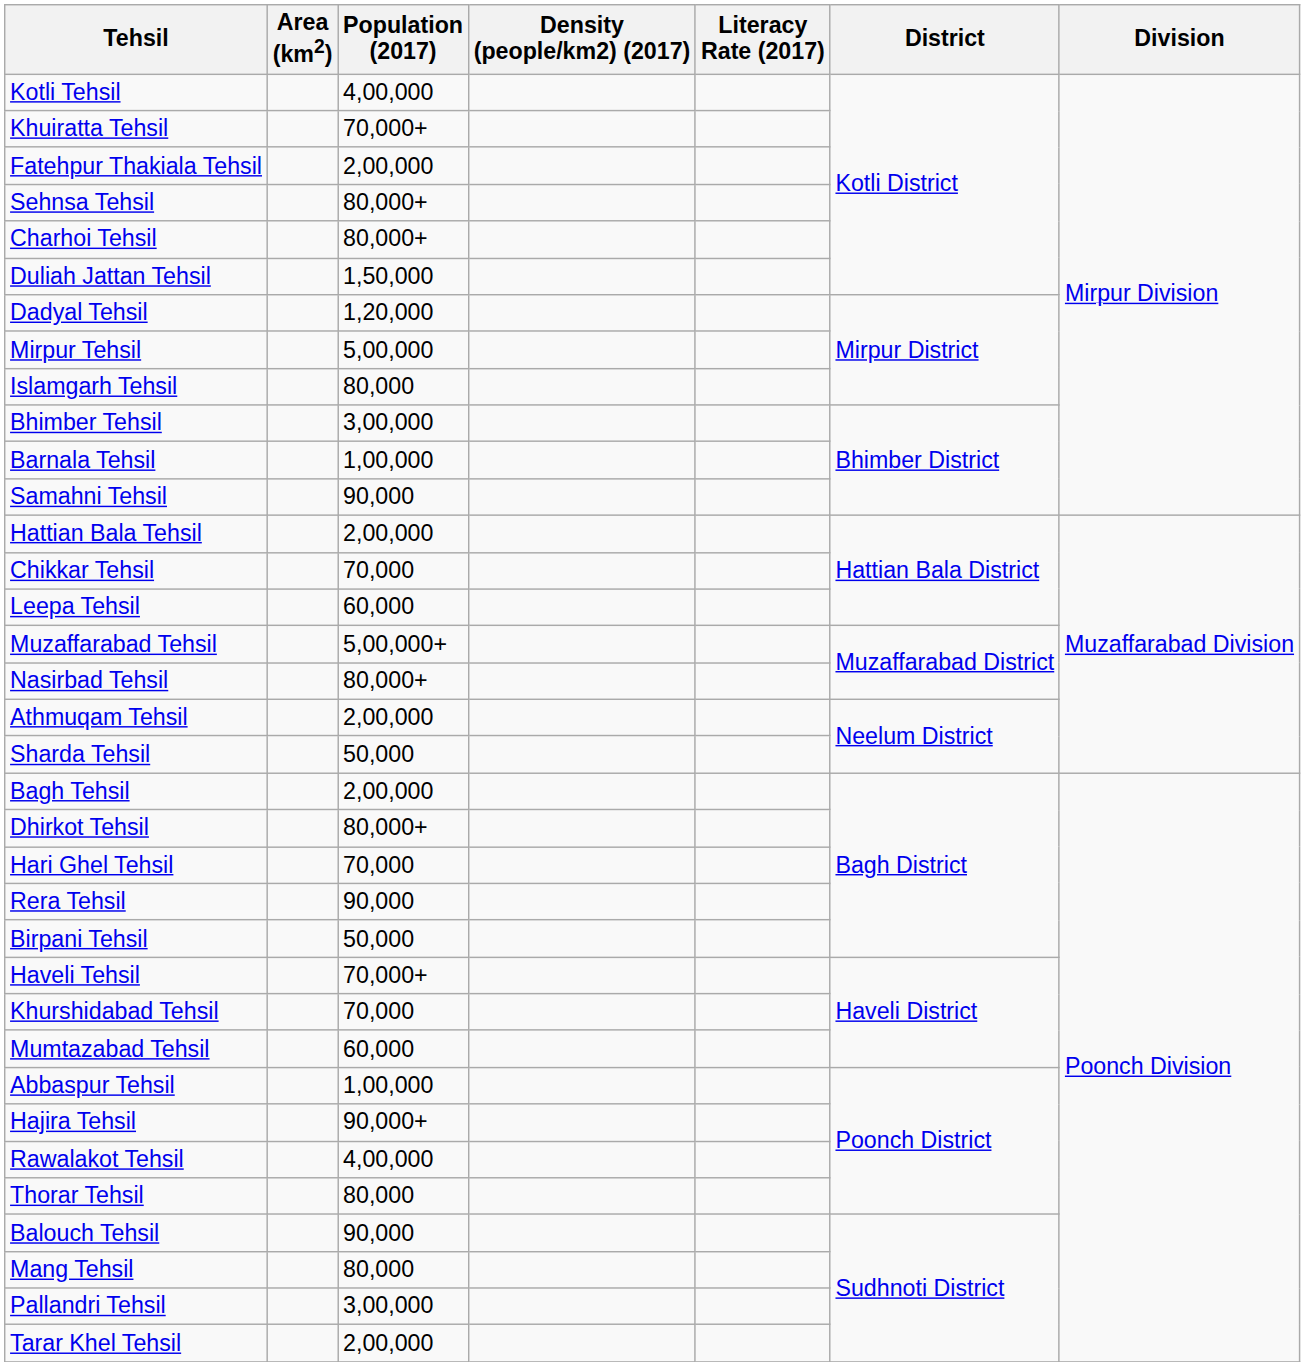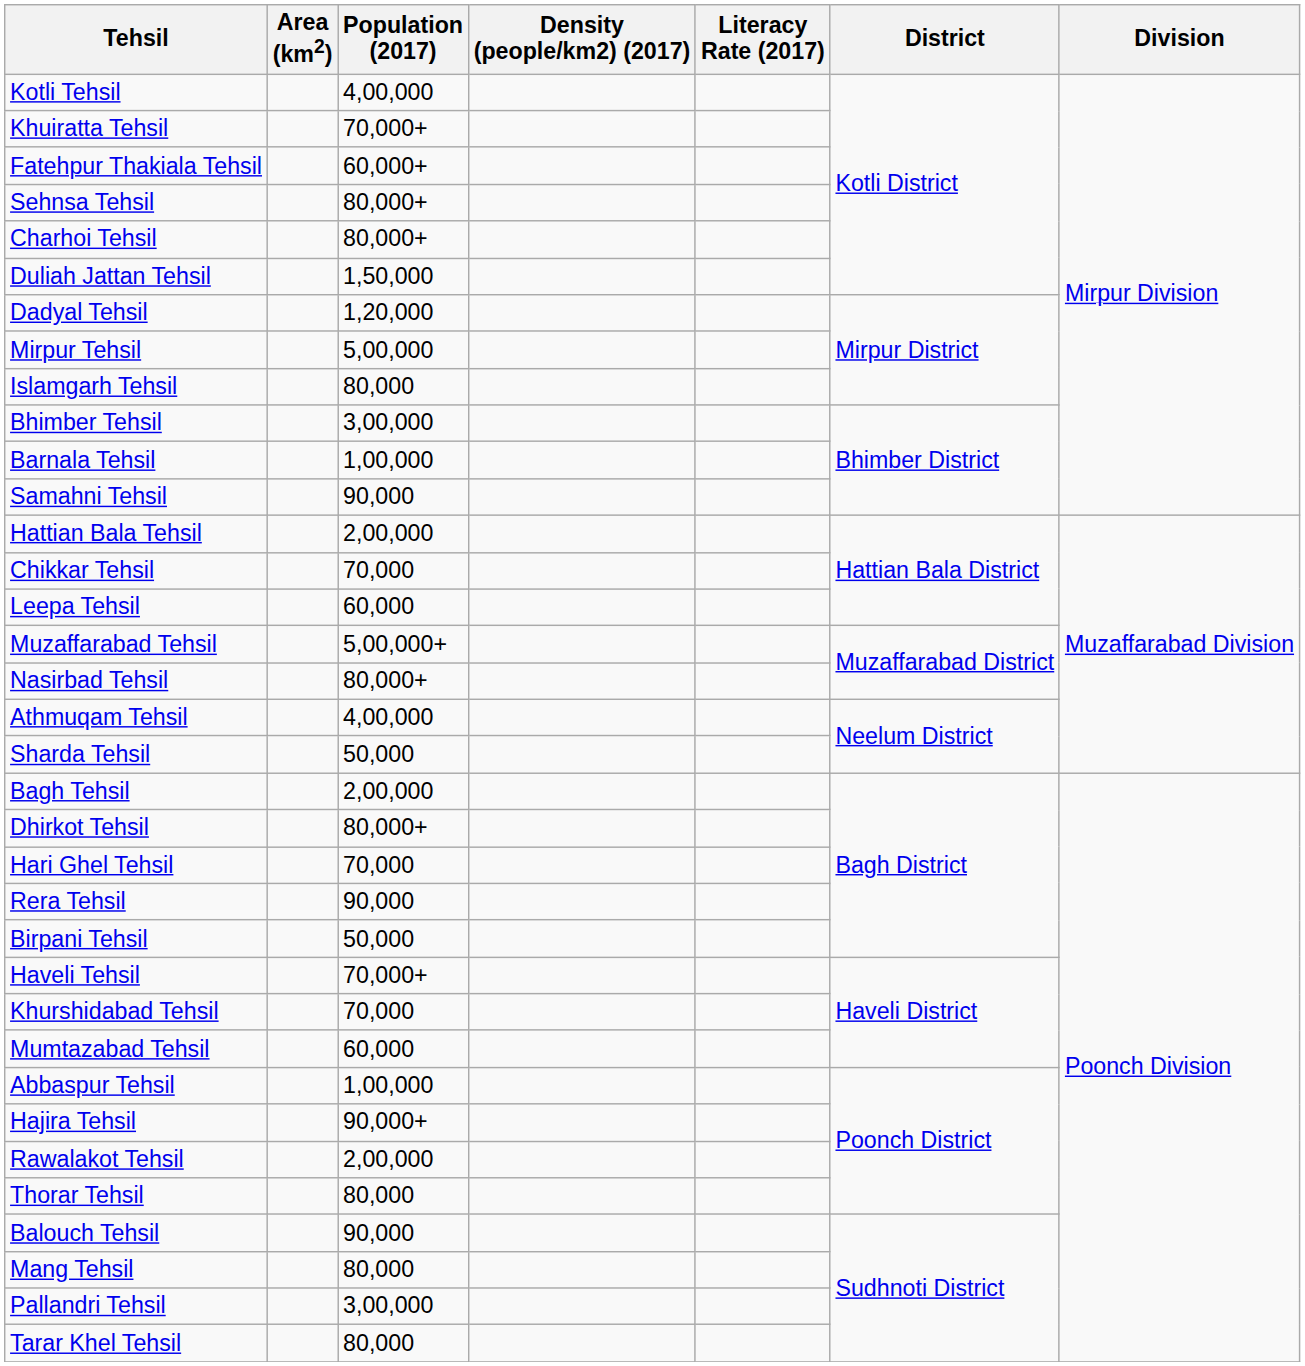(388, 165) 2,00,000 -> (385, 165) 60,000+
(388, 717) 2,00,000 -> (388, 717) 4,00,000
(388, 1159) 4,00,000 -> (388, 1159) 2,00,000
(388, 1343) 2,00,000 -> (379, 1343) 80,000
